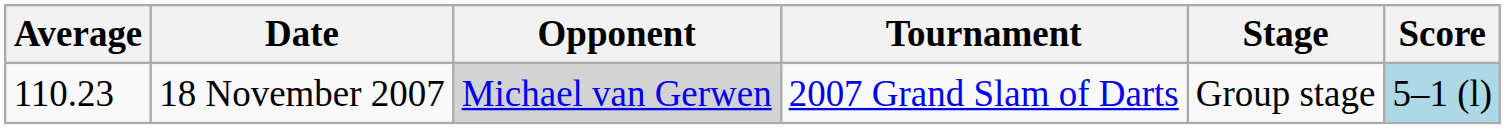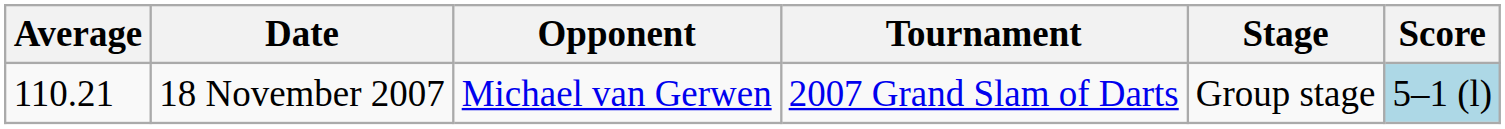(64, 92) 110.23 -> (64, 92) 110.21
(617, 92) lightgrey background -> (617, 92) no background
